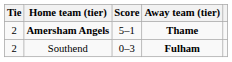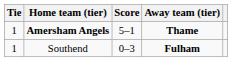(14, 30) 2 -> (14, 30) 1
(14, 47) 2 -> (14, 47) 1
